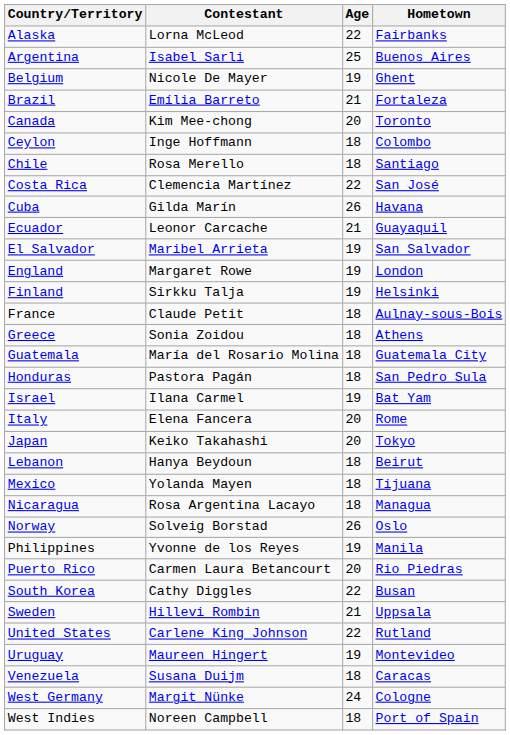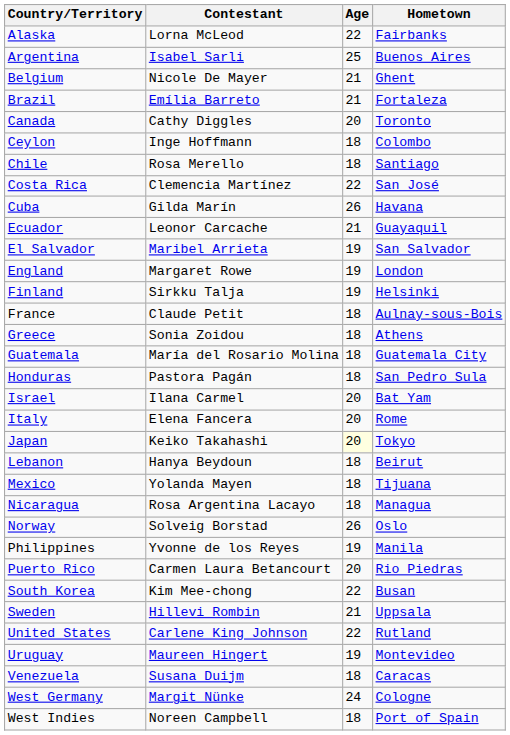(353, 80) 19 -> (353, 80) 21
(200, 122) Kim Mee-chong -> (200, 122) Cathy Diggles
(353, 400) 19 -> (353, 400) 20
(353, 442) no background -> (353, 442) lightyellow background
(200, 592) Cathy Diggles -> (200, 592) Kim Mee-chong
